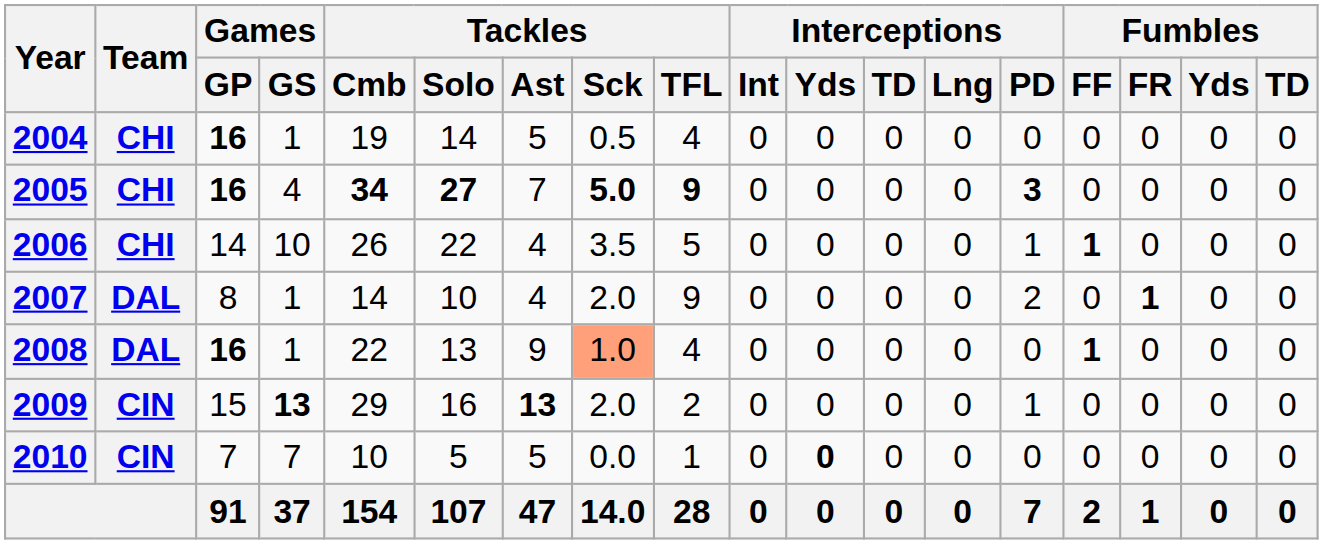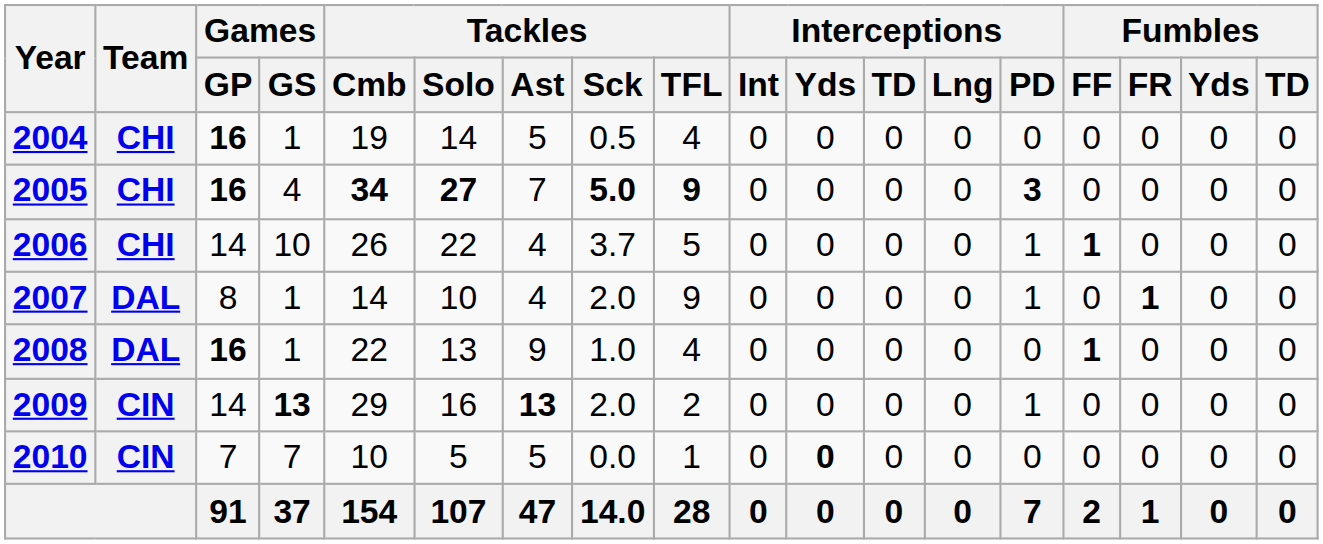(613, 244) 3.5 -> (613, 244) 3.7
(1032, 297) 2 -> (1032, 297) 1
(613, 350) lightsalmon background -> (613, 350) no background
(228, 404) 15 -> (228, 404) 14
